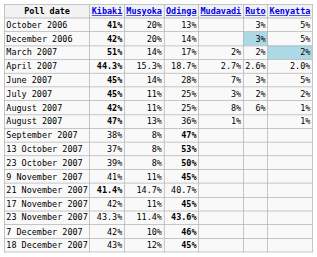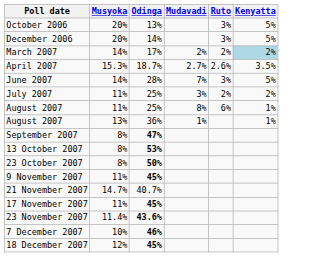- column: (107, 11)
(260, 39) lightblue background -> (226, 39) no background
(300, 66) 2.0% -> (266, 66) 3.5%
